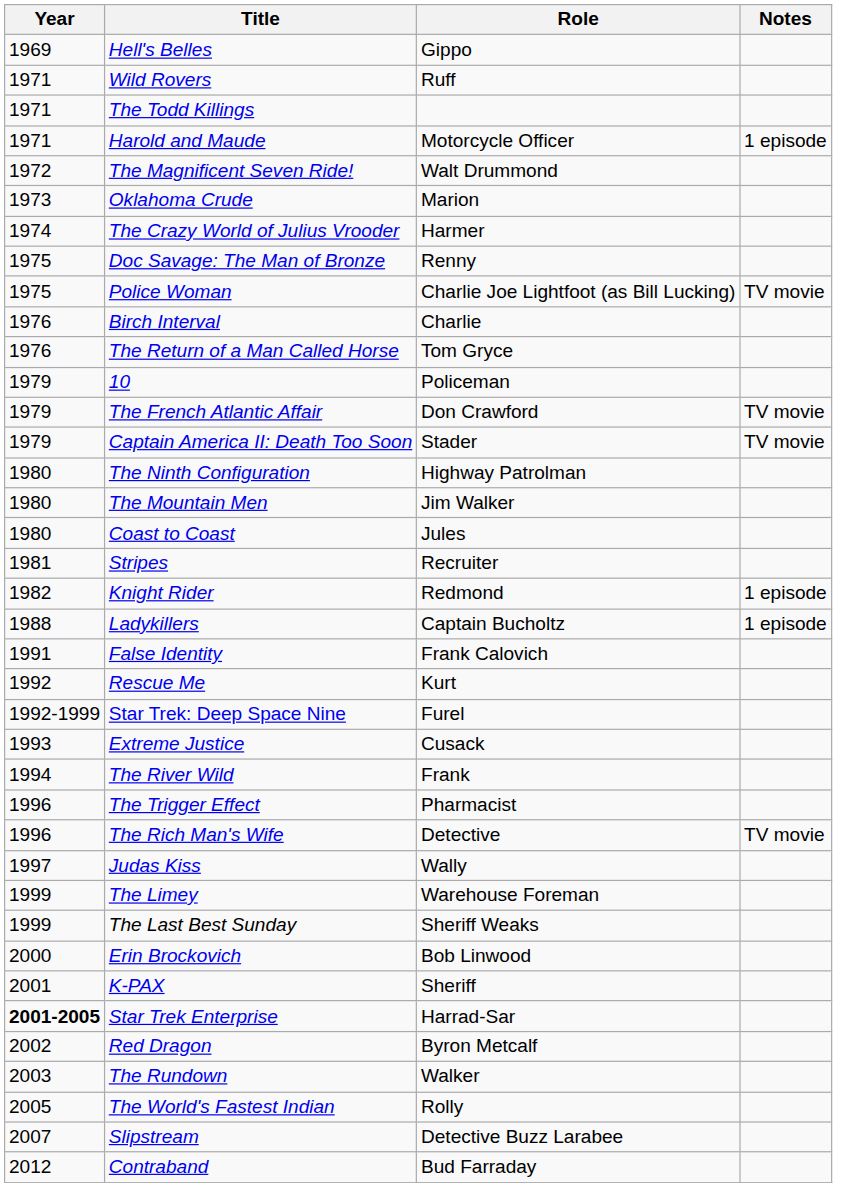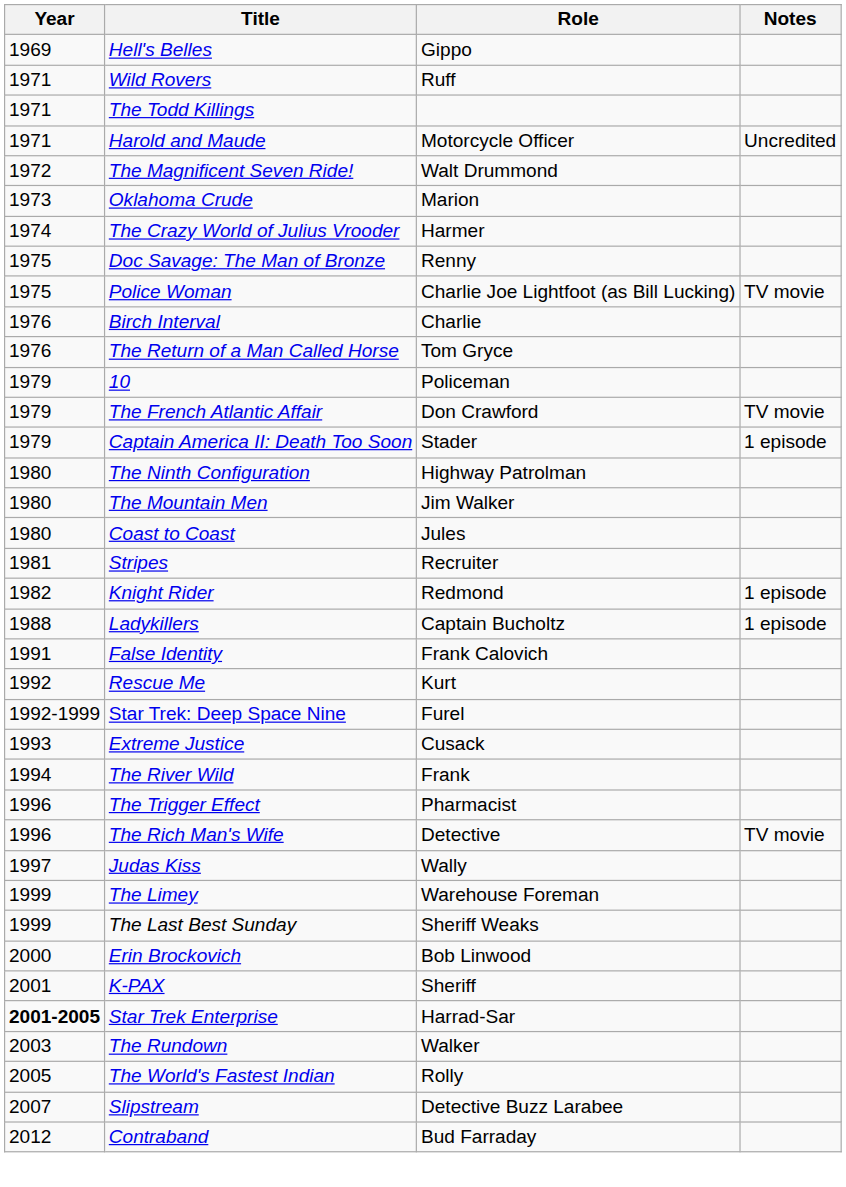(785, 140) 1 episode -> (790, 140) Uncredited
(784, 442) TV movie -> (785, 442) 1 episode
- row: (160, 1046)
